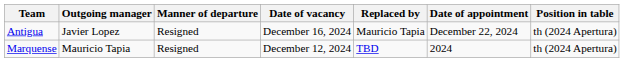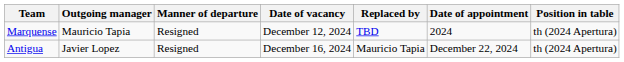rows swapped: (32, 48) <-> (25, 31)
